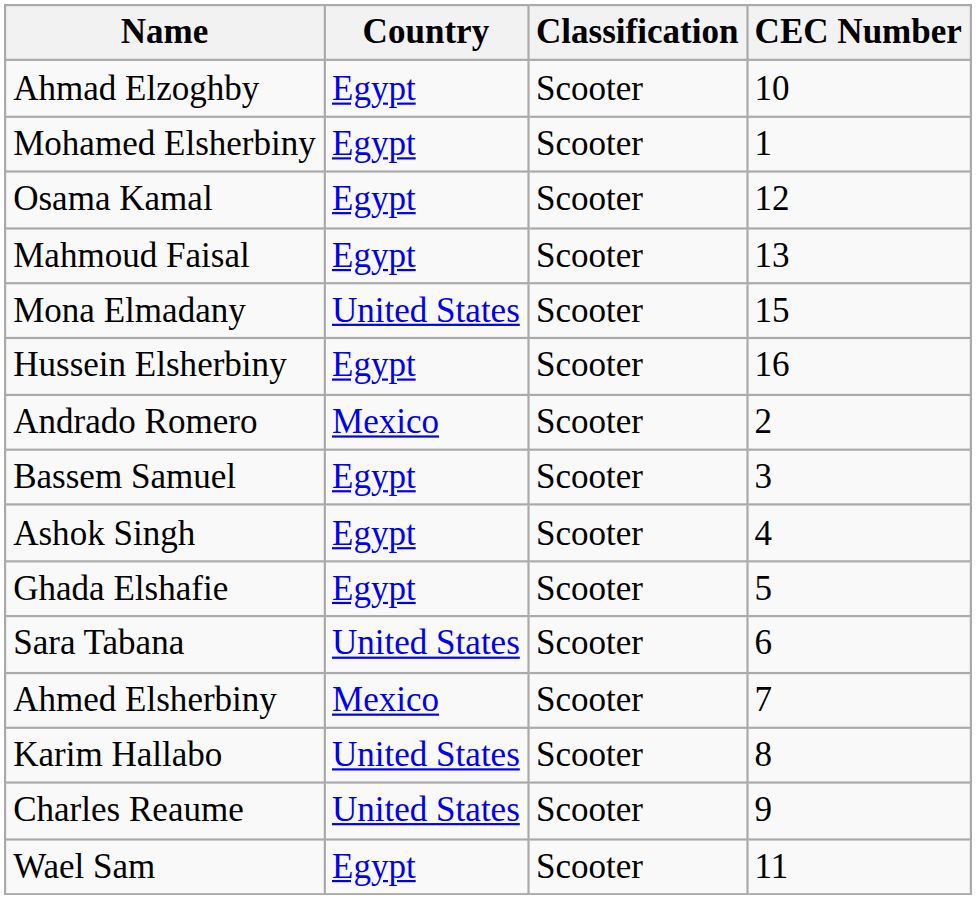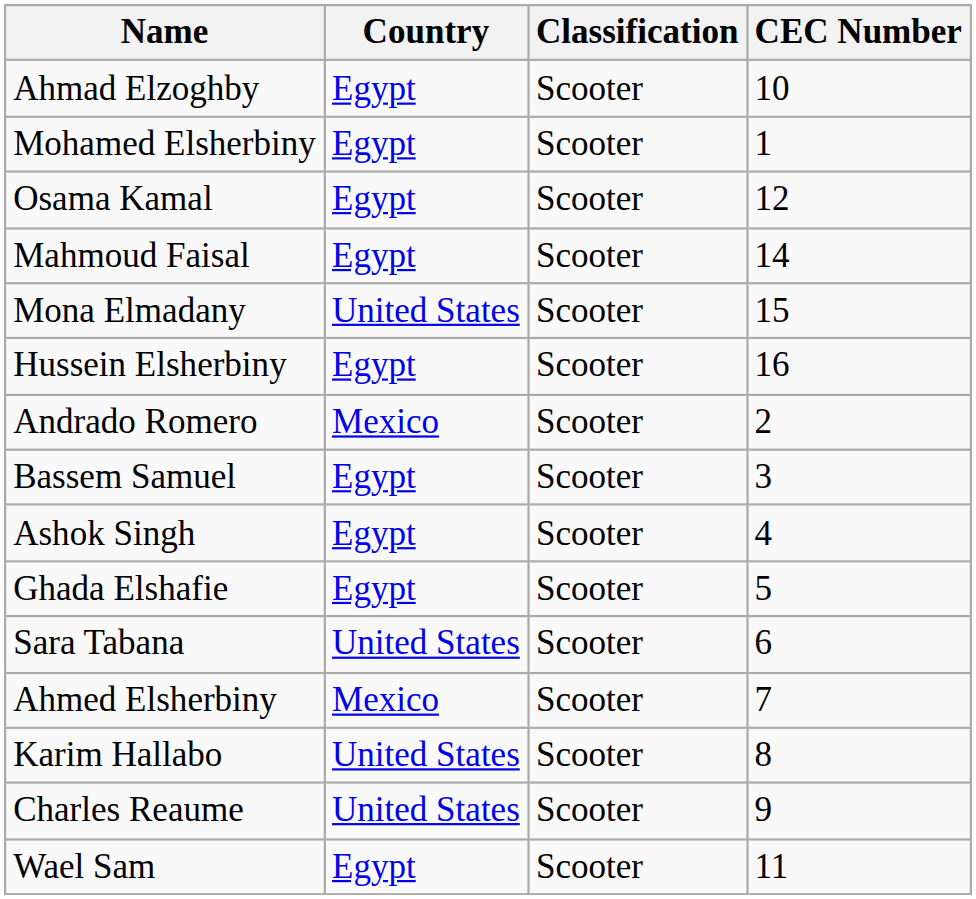(772, 254) 13 -> (772, 254) 14
